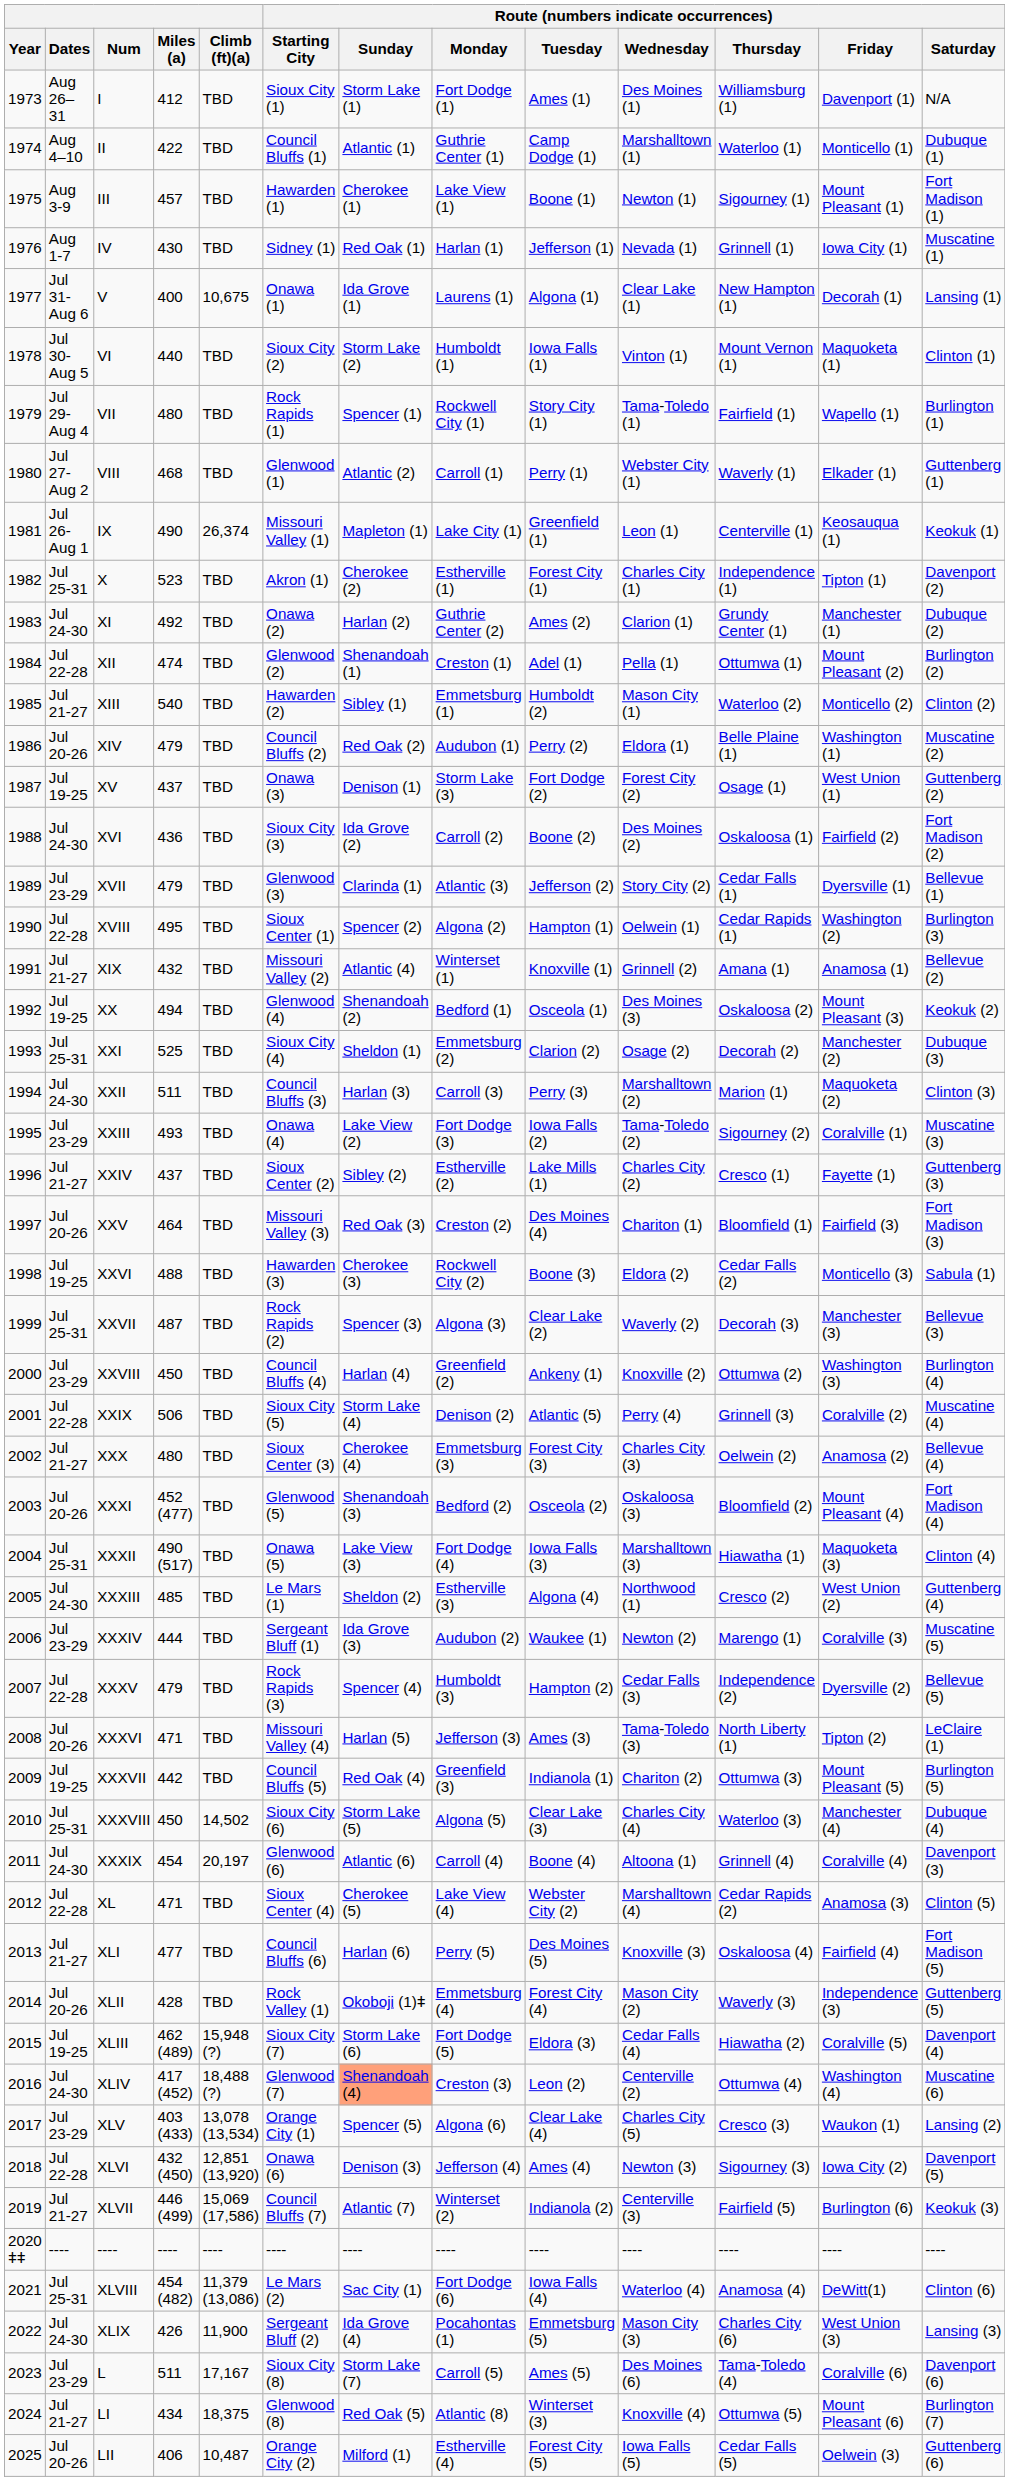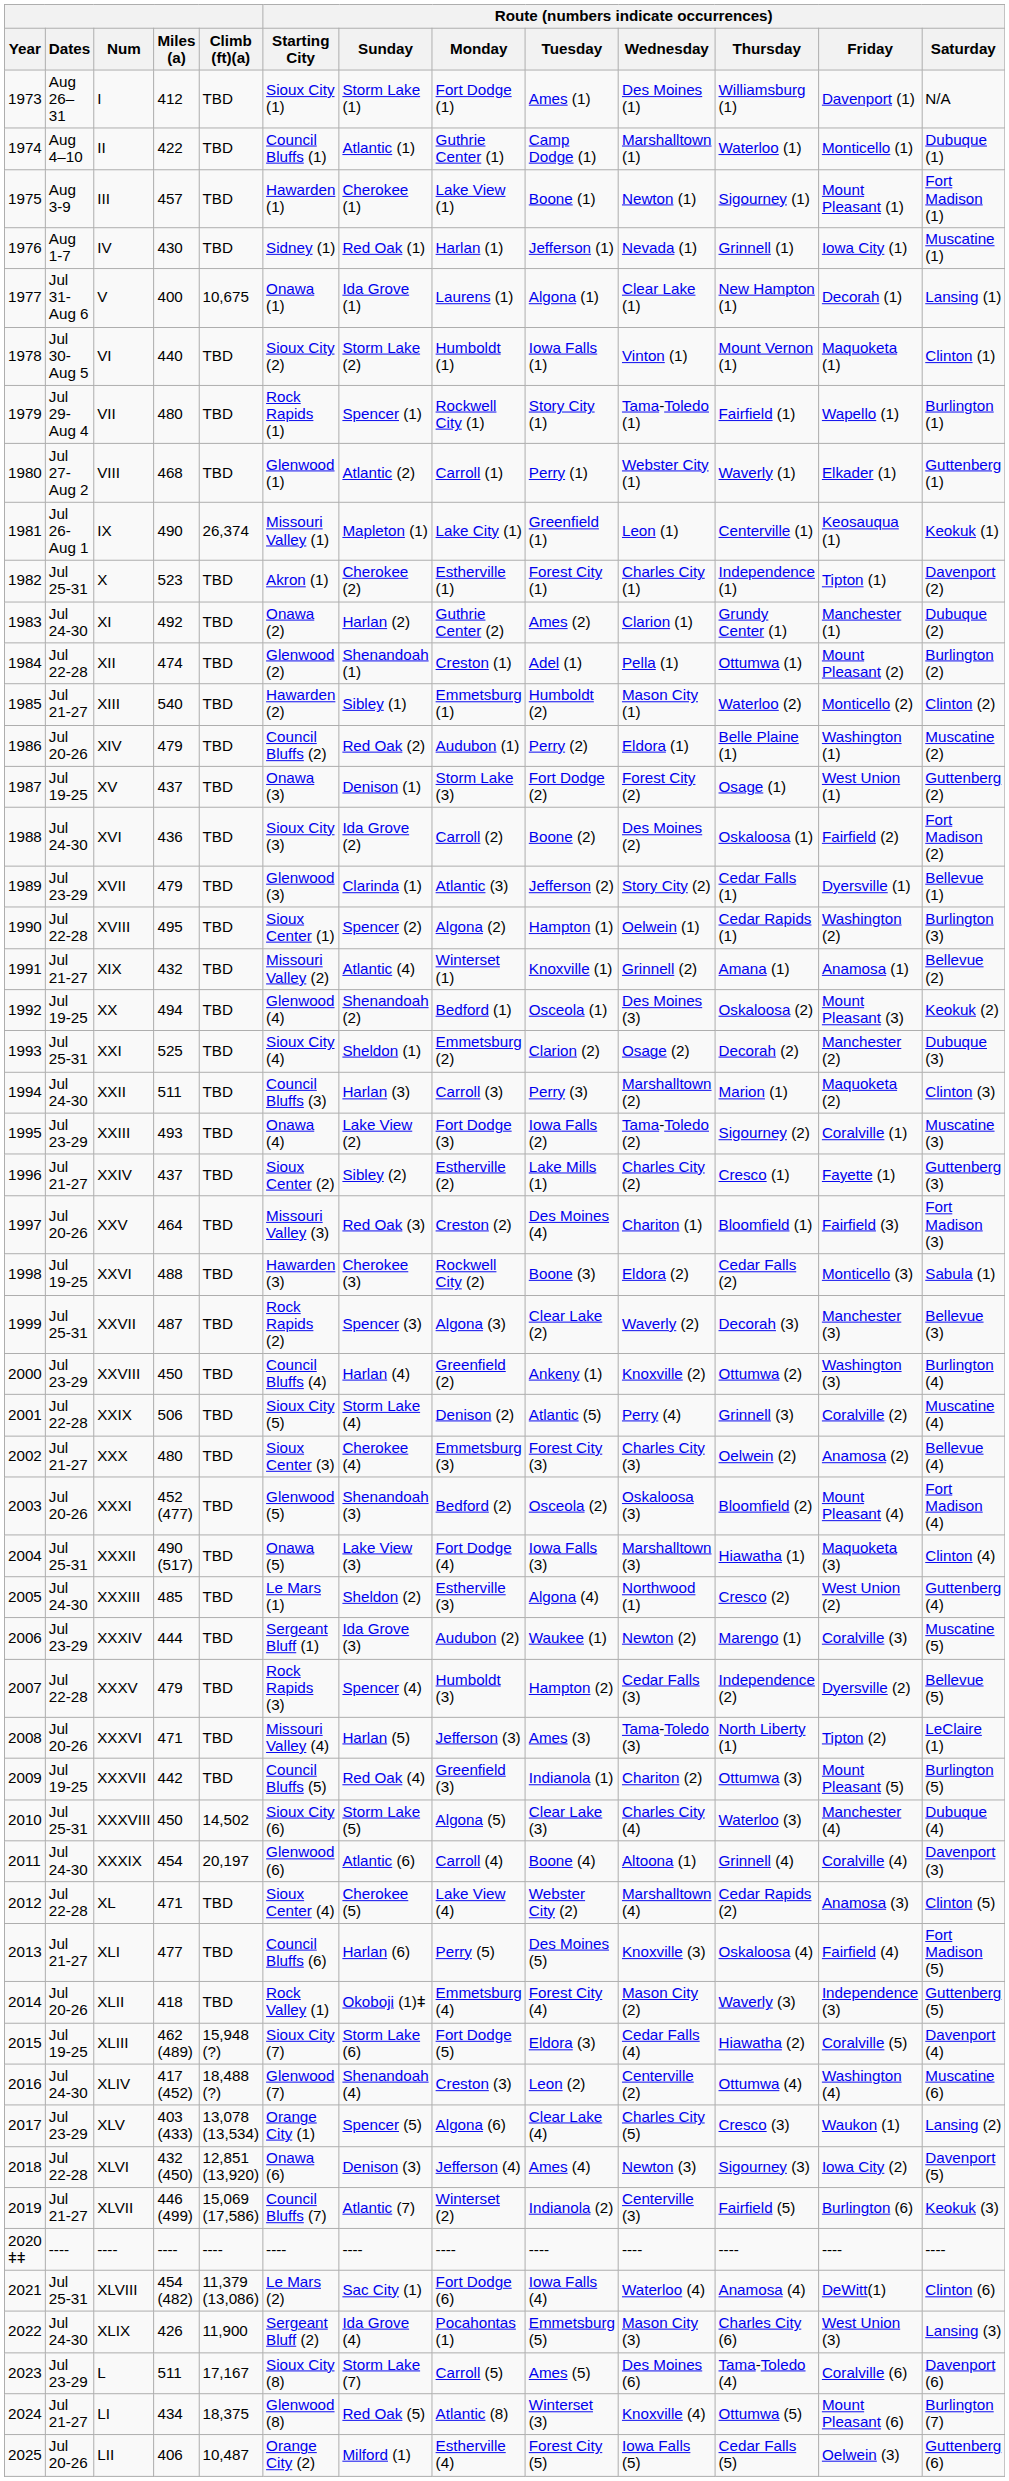(170, 2002) 428 -> (170, 2002) 418
(385, 2084) lightsalmon background -> (385, 2084) no background
